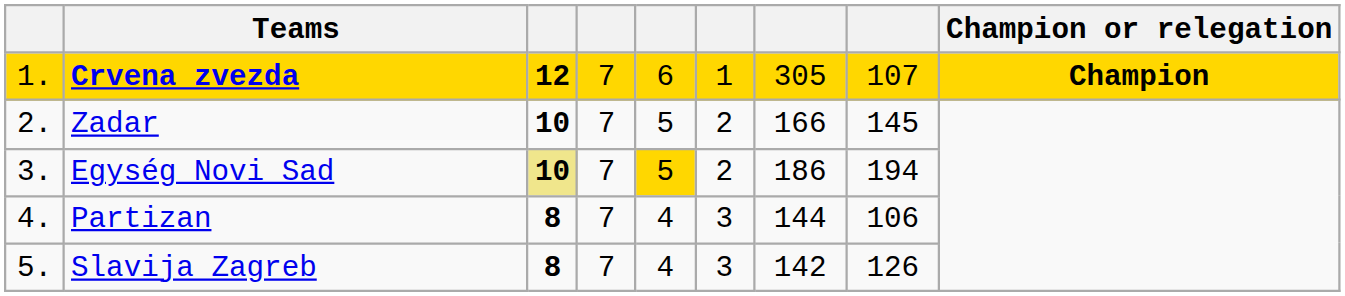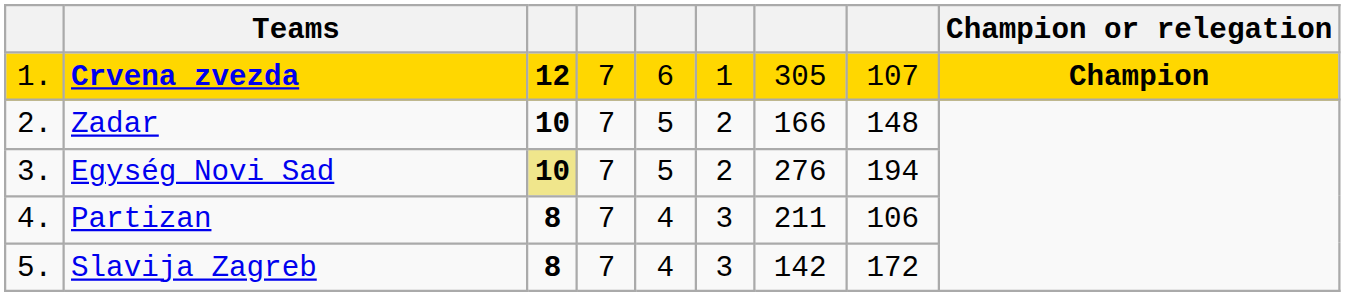(893, 124) 145 -> (893, 124) 148
(665, 172) gold background -> (665, 172) no background
(800, 172) 186 -> (800, 172) 276
(800, 220) 144 -> (800, 220) 211
(893, 267) 126 -> (893, 267) 172
